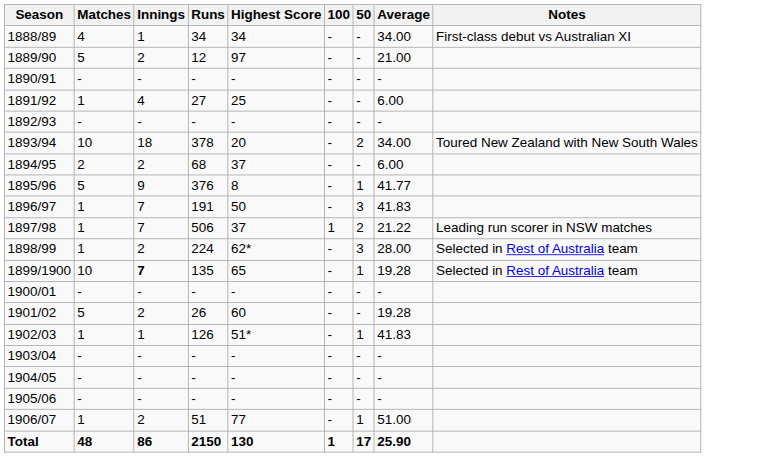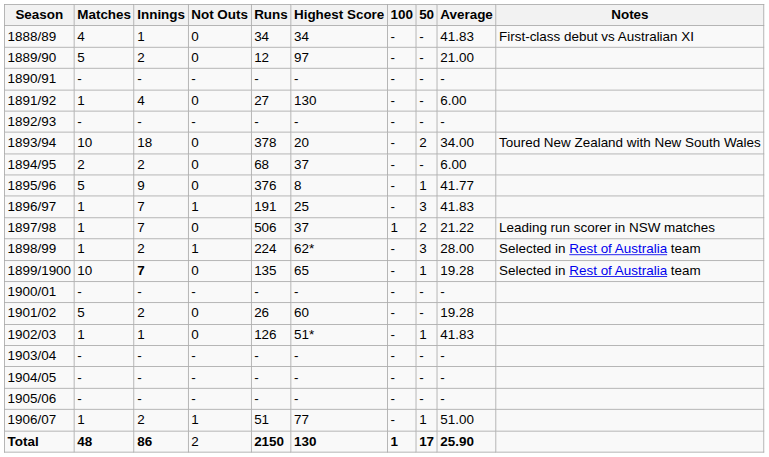+ column: (220, 15)
(394, 36) 34.00 -> (457, 36) 41.83
(238, 100) 25 -> (305, 100) 130
(238, 206) 50 -> (301, 206) 25
